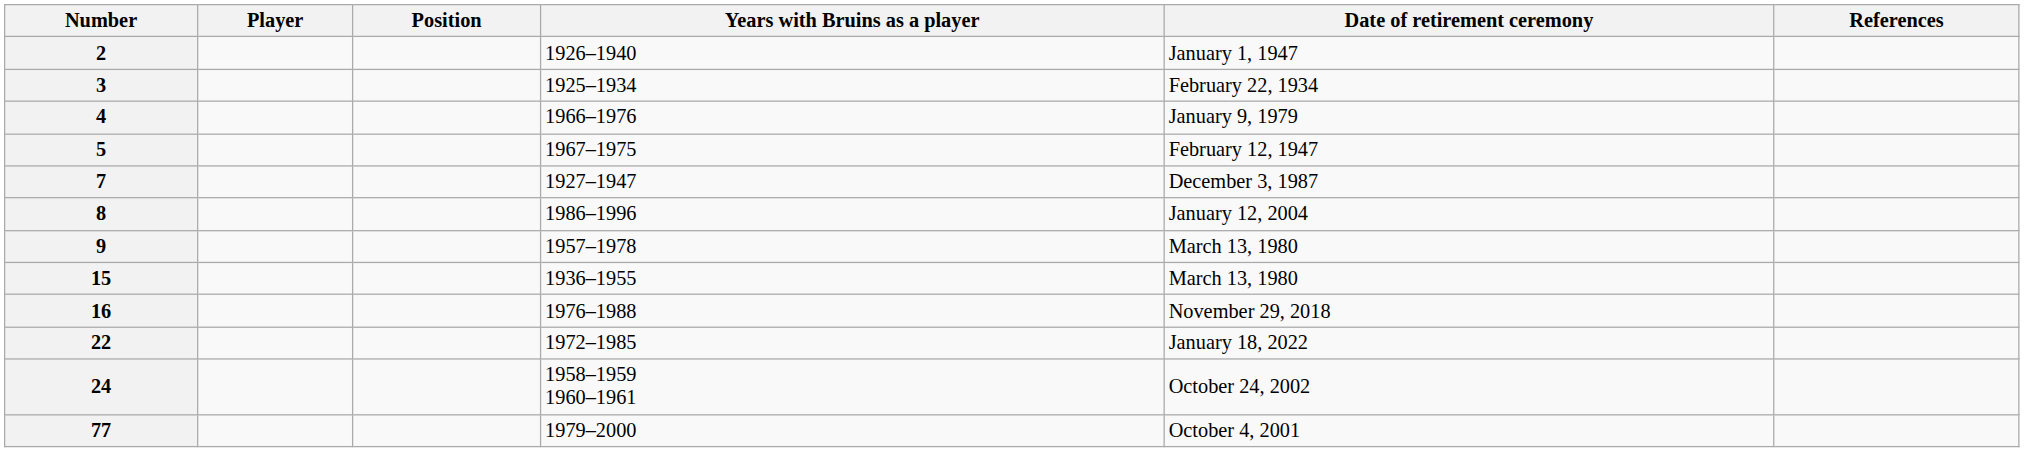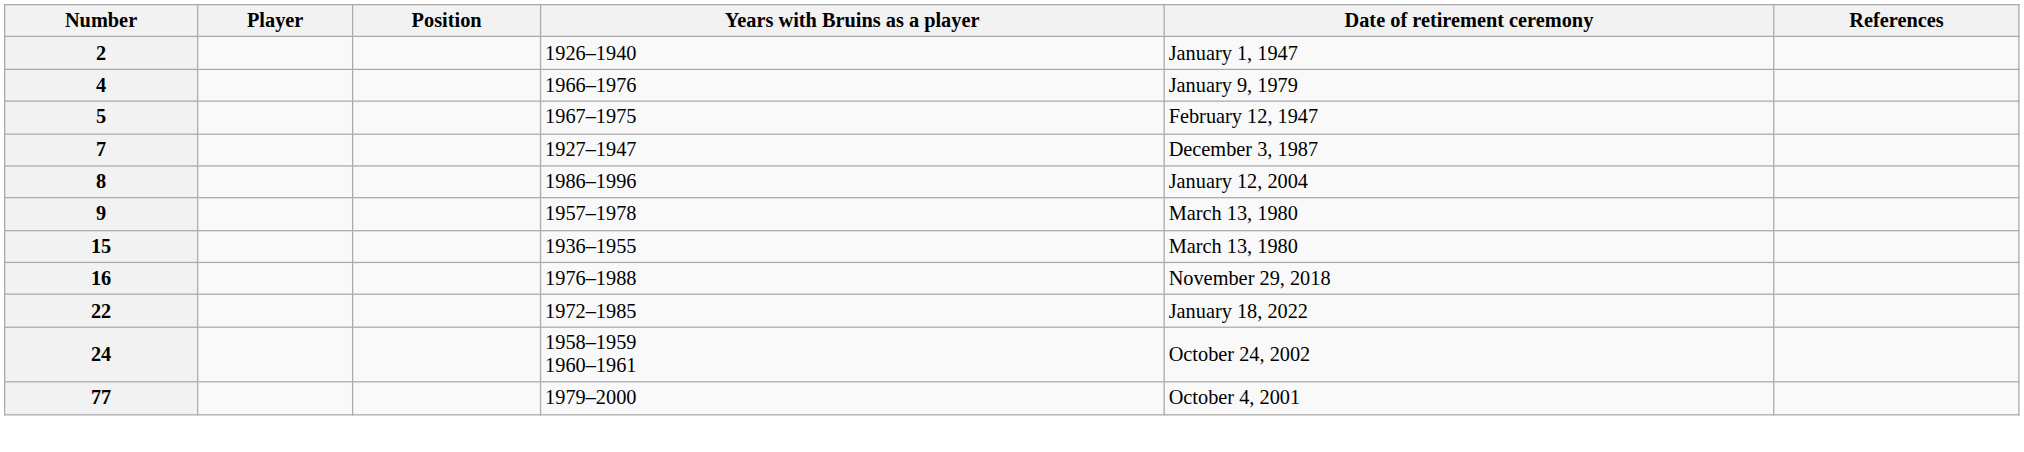- row: (101, 85)
